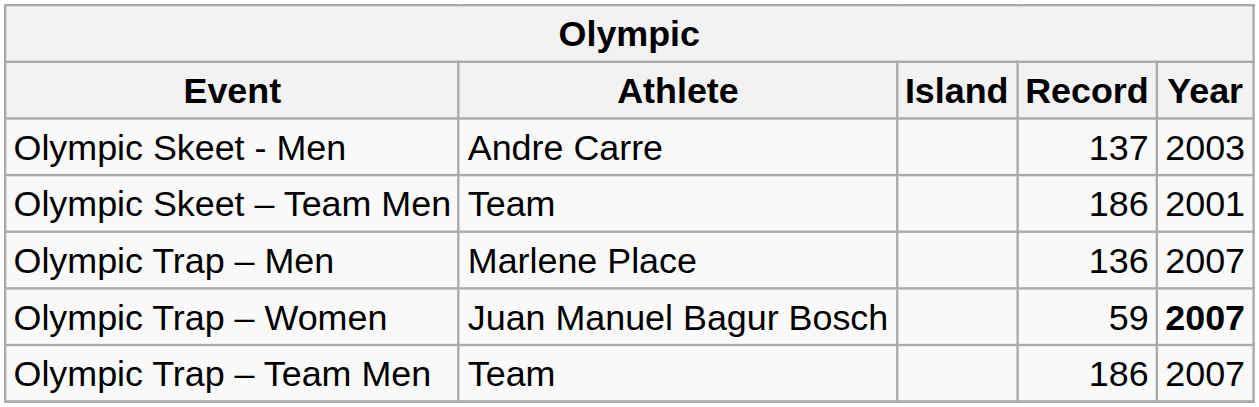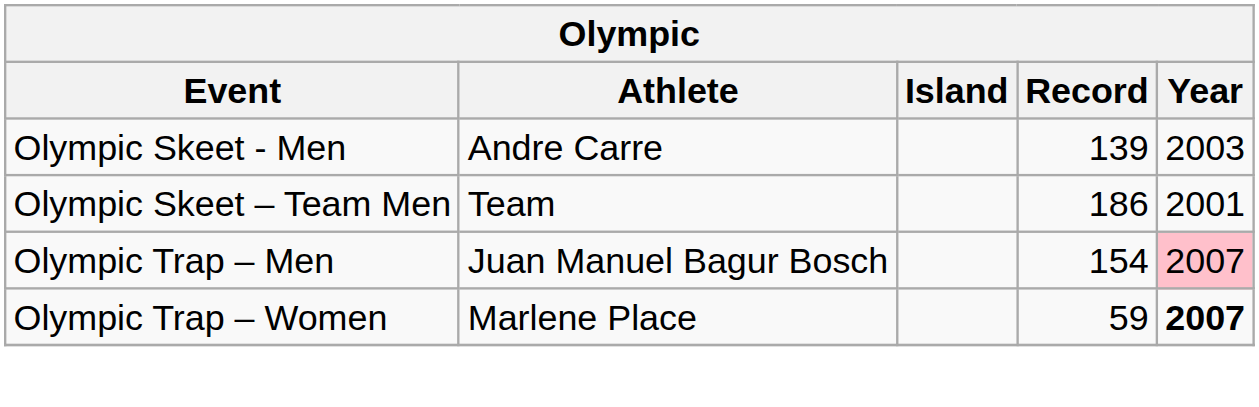(1119, 147) 137 -> (1119, 147) 139
(582, 261) Marlene Place -> (678, 261) Juan Manuel Bagur Bosch
(1119, 261) 136 -> (1119, 261) 154
(1205, 261) no background -> (1205, 261) pink background
(678, 318) Juan Manuel Bagur Bosch -> (582, 318) Marlene Place
- row: (222, 374)
